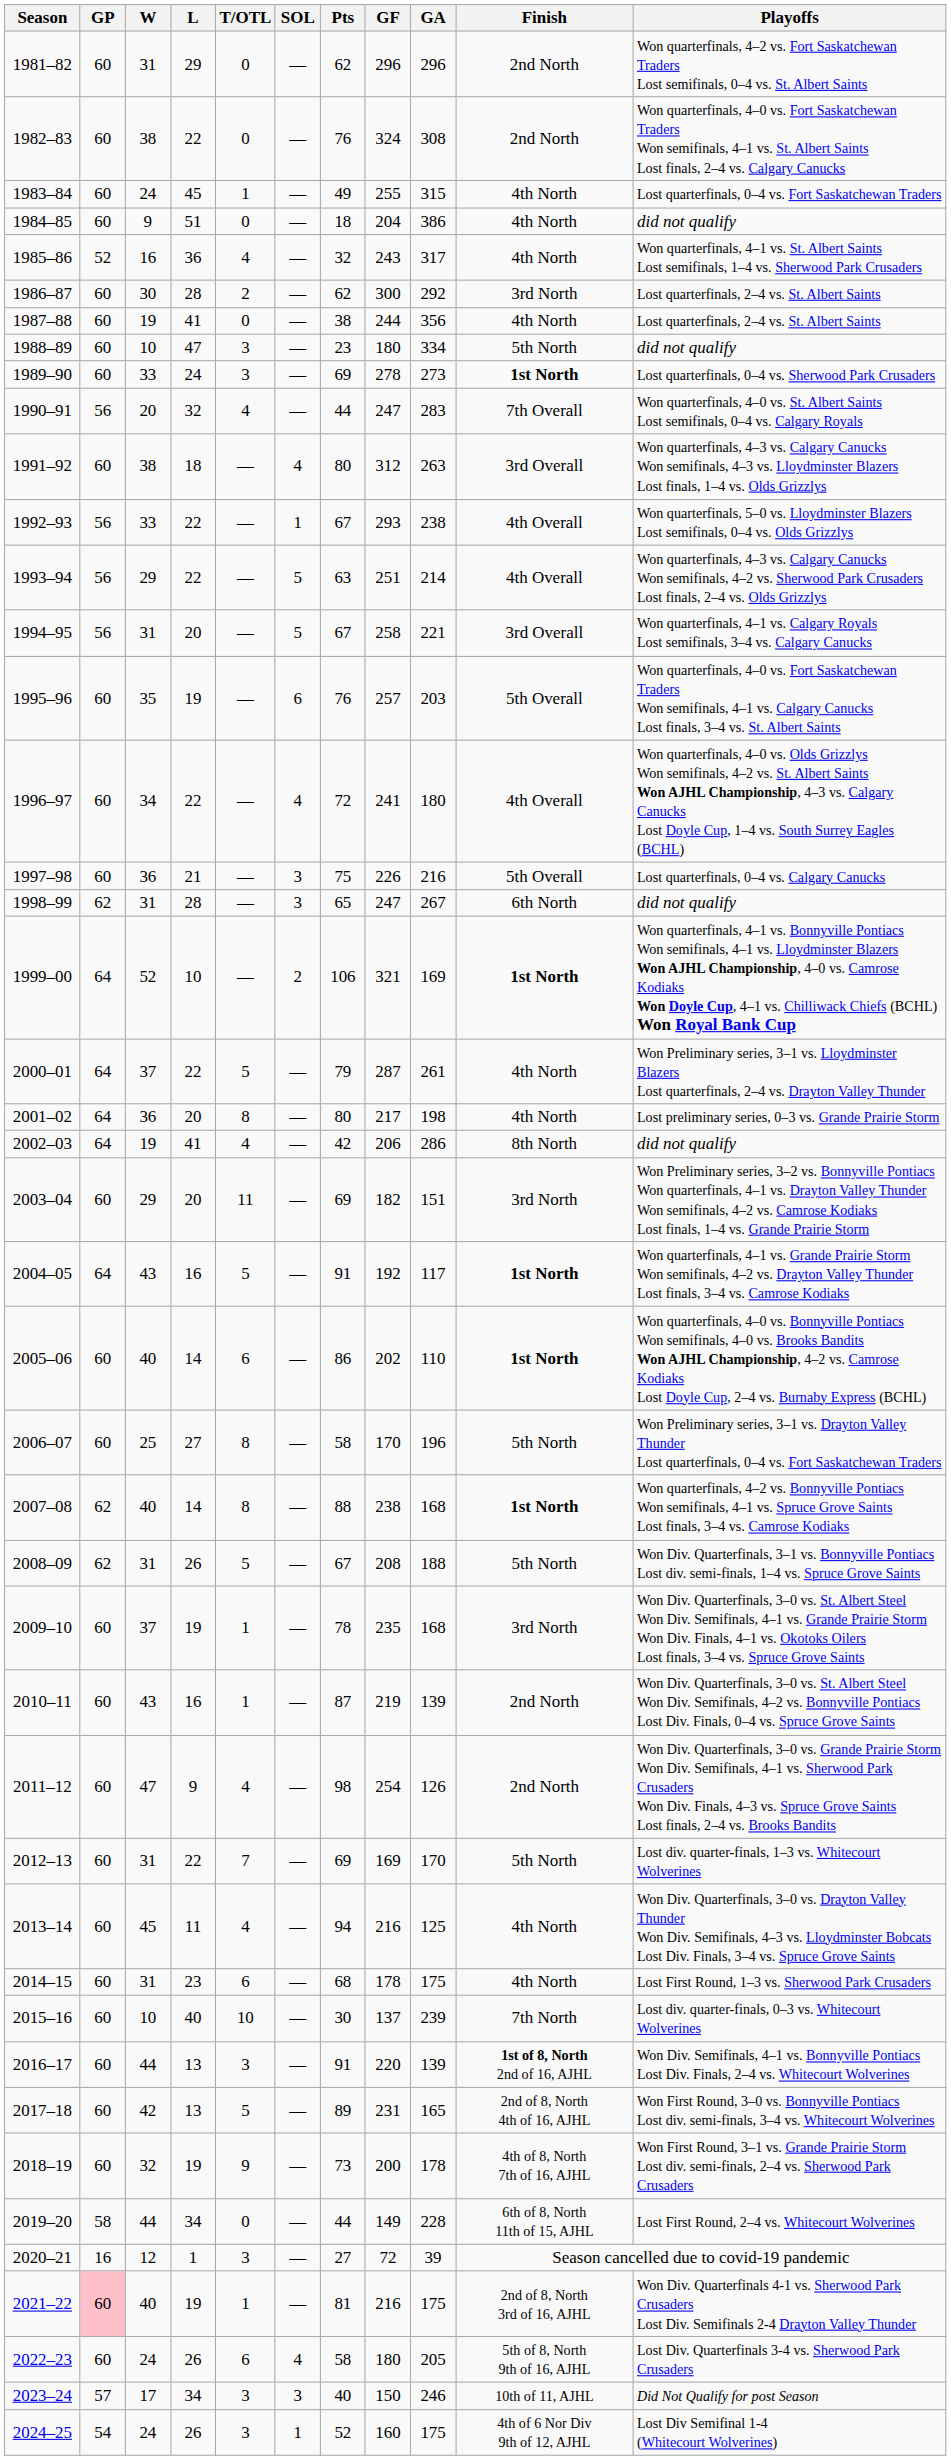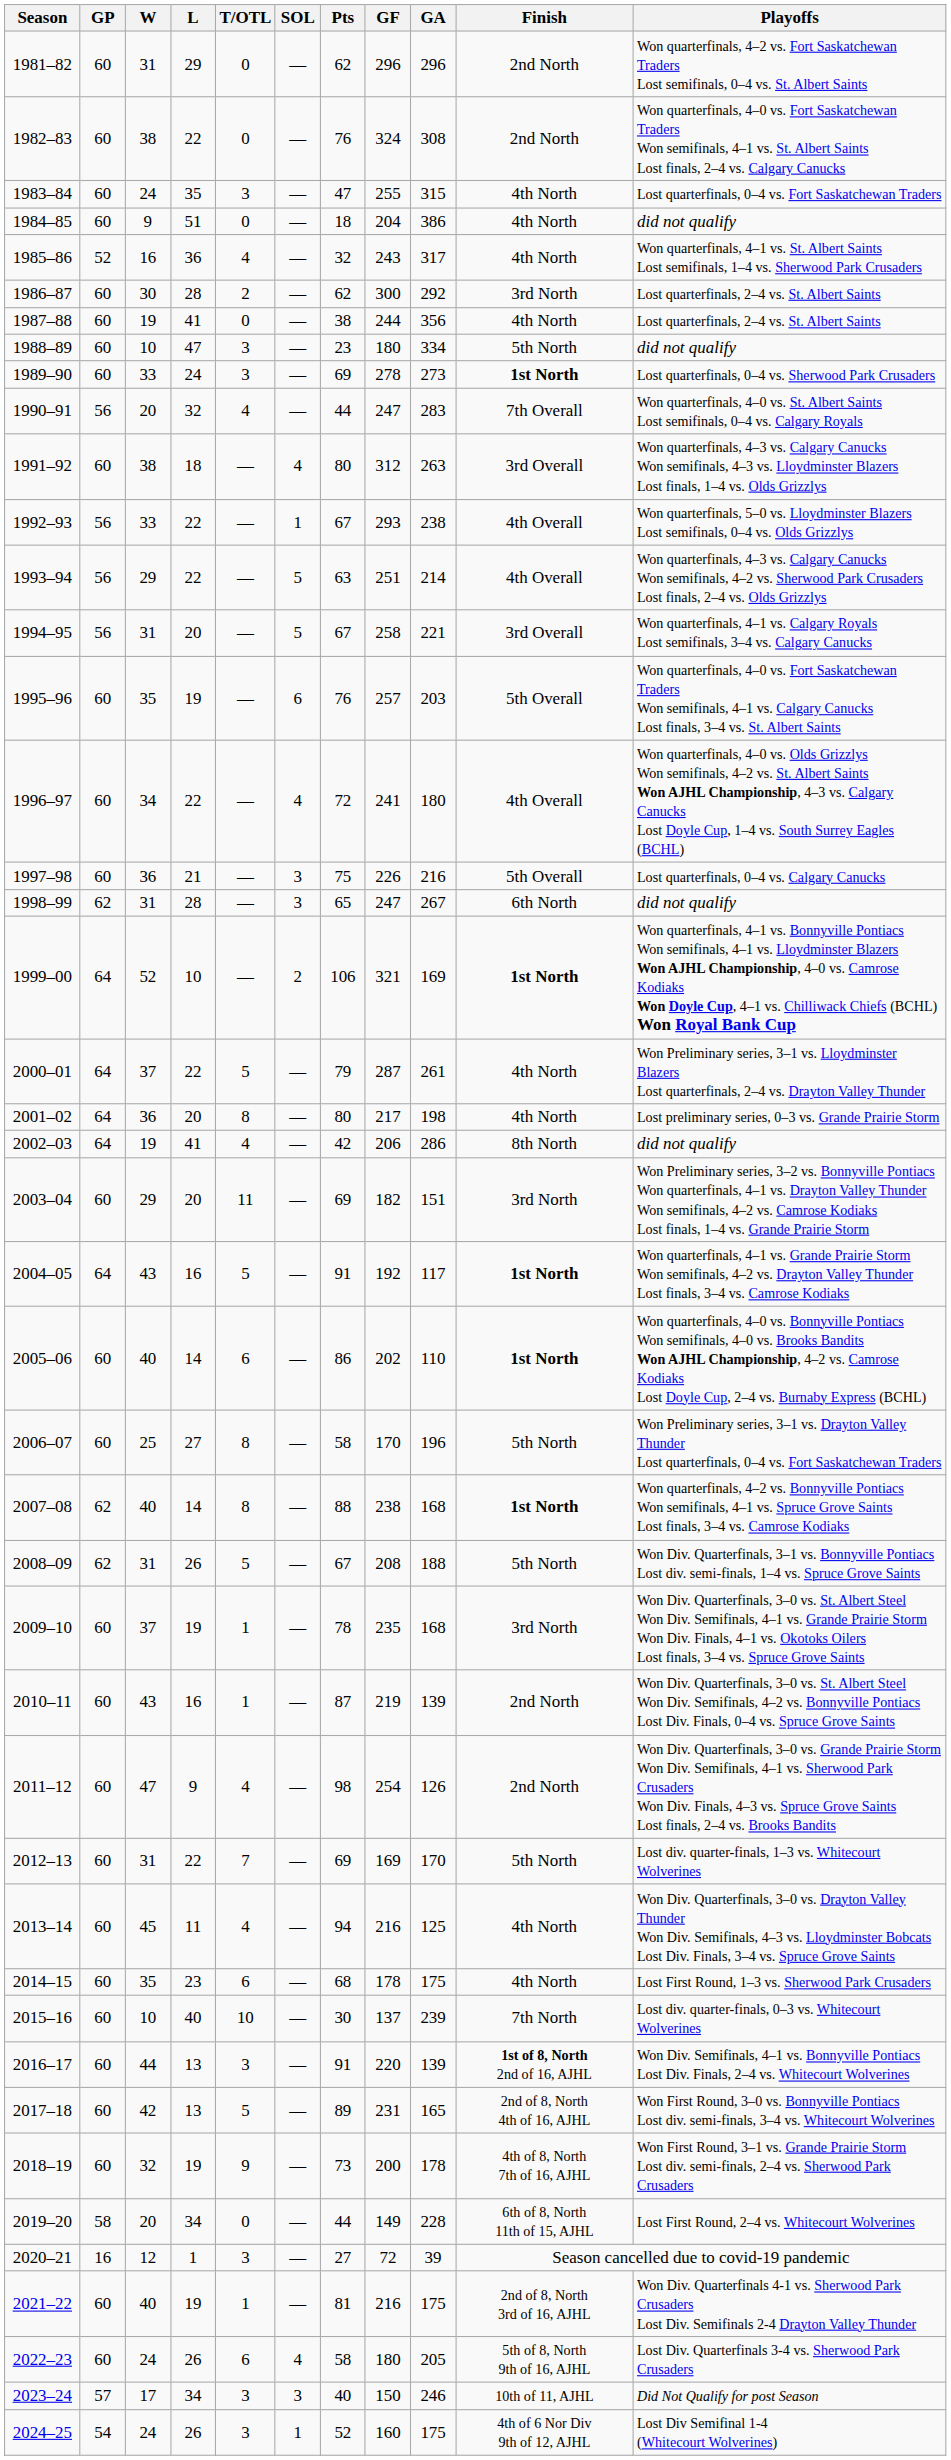(193, 194) 45 -> (193, 194) 35
(245, 194) 1 -> (245, 194) 3
(343, 194) 49 -> (343, 194) 47
(148, 1981) 31 -> (148, 1981) 35
(148, 2221) 44 -> (148, 2221) 20
(103, 2303) pink background -> (103, 2303) no background
